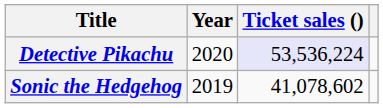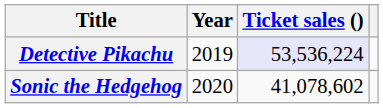(212, 53) 2020 -> (212, 53) 2019
(212, 86) 2019 -> (212, 86) 2020
